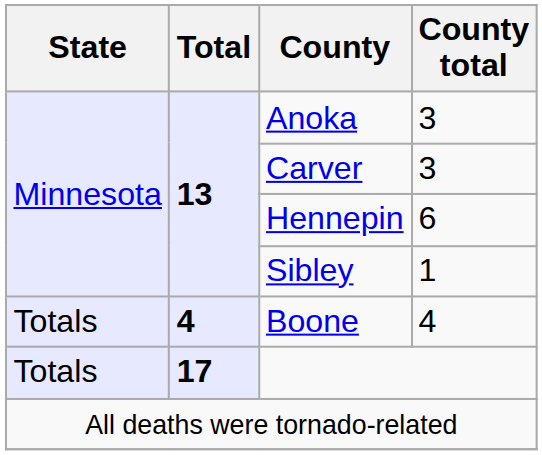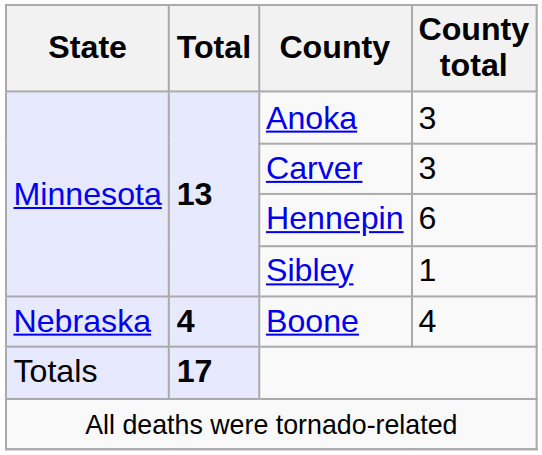(55, 321) Totals -> (82, 321) Nebraska
